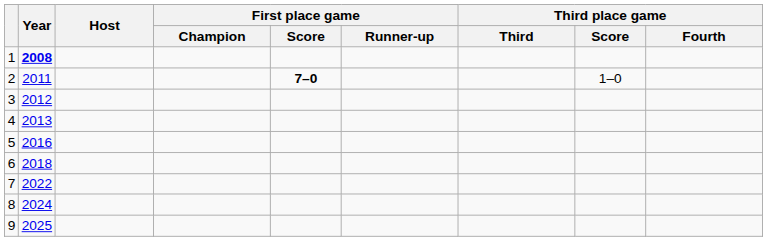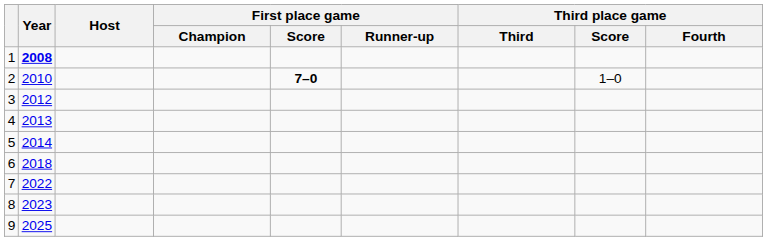(37, 78) 2011 -> (37, 78) 2010
(37, 142) 2016 -> (37, 142) 2014
(37, 205) 2024 -> (37, 205) 2023
